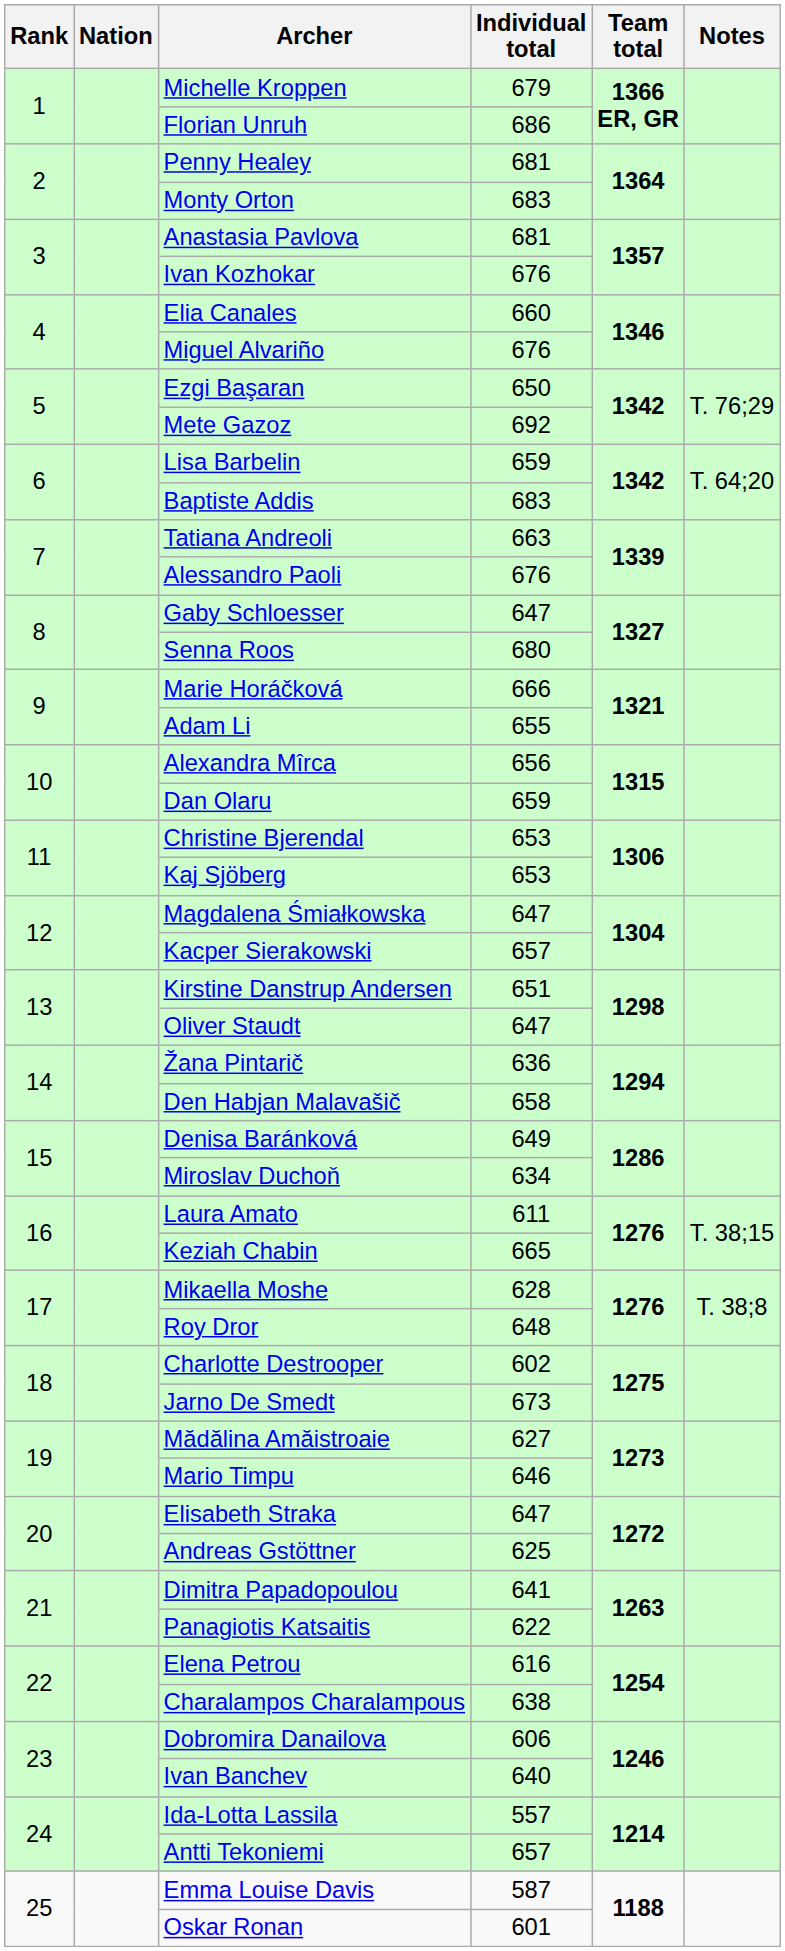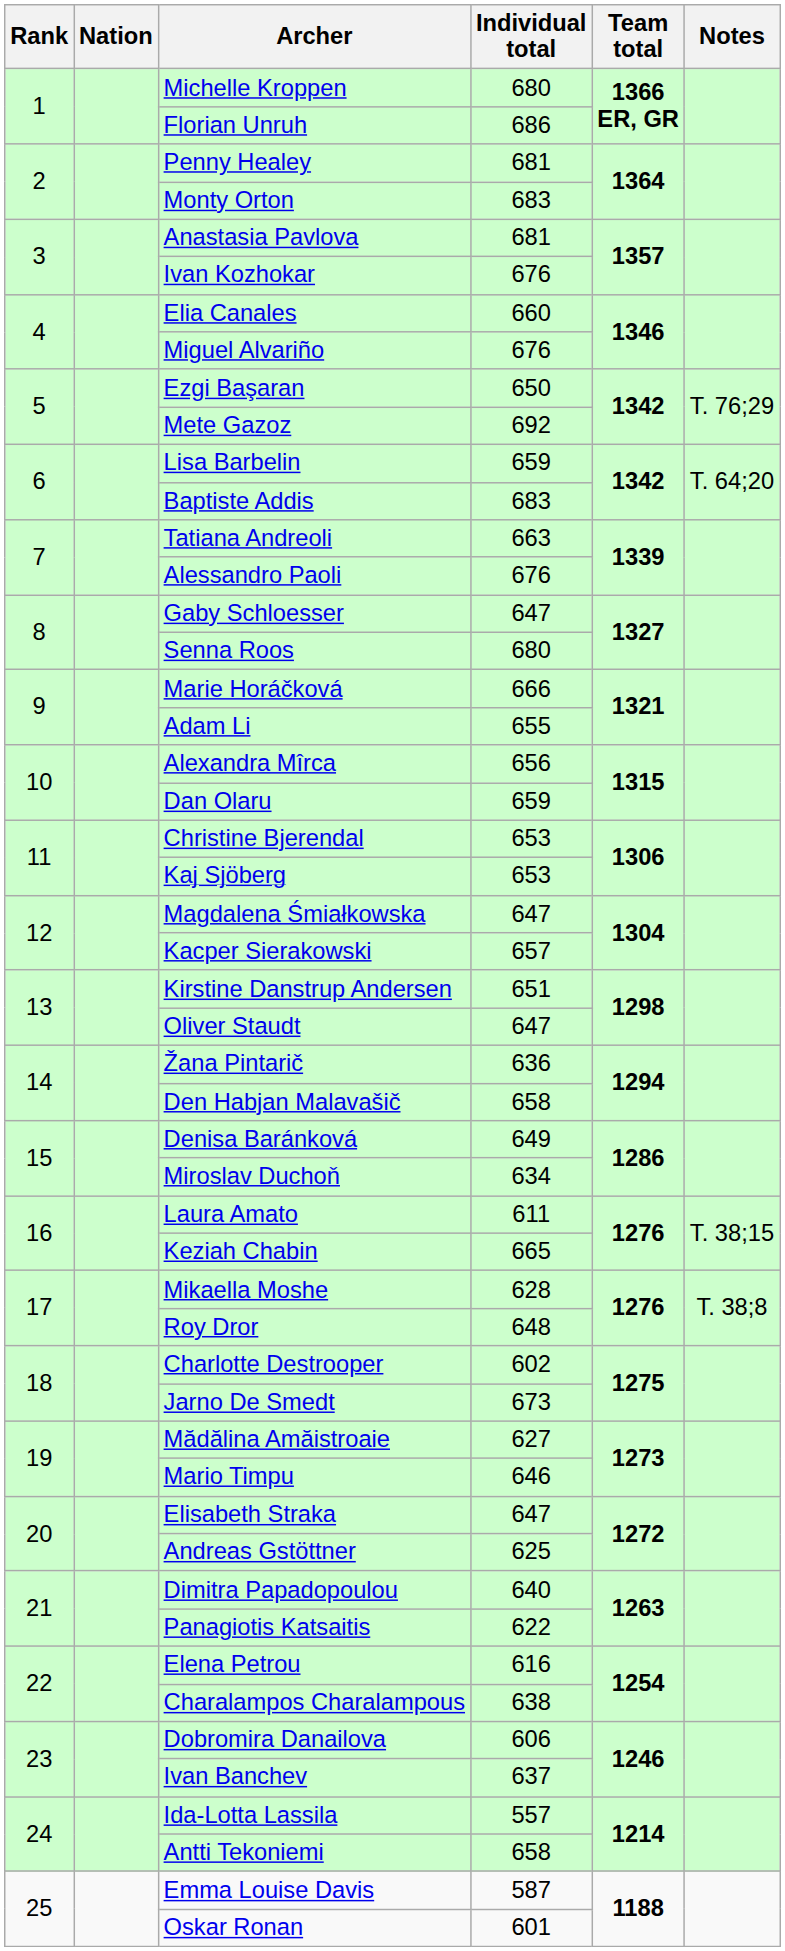(531, 87) 679 -> (531, 87) 680
(531, 1589) 641 -> (531, 1589) 640
(531, 1777) 640 -> (531, 1777) 637
(531, 1852) 657 -> (531, 1852) 658
